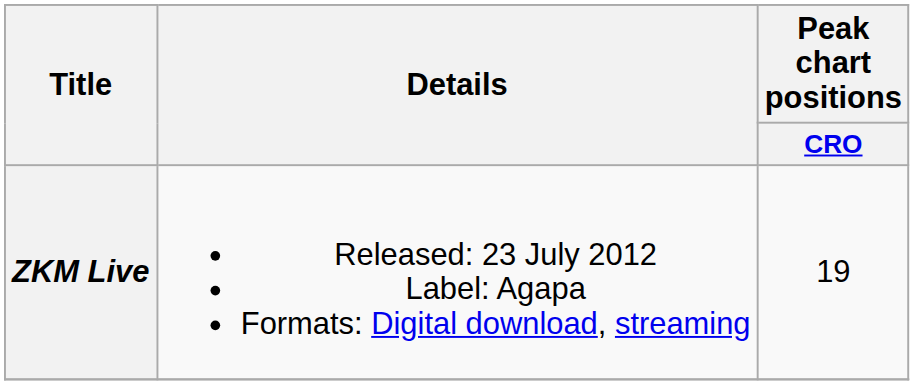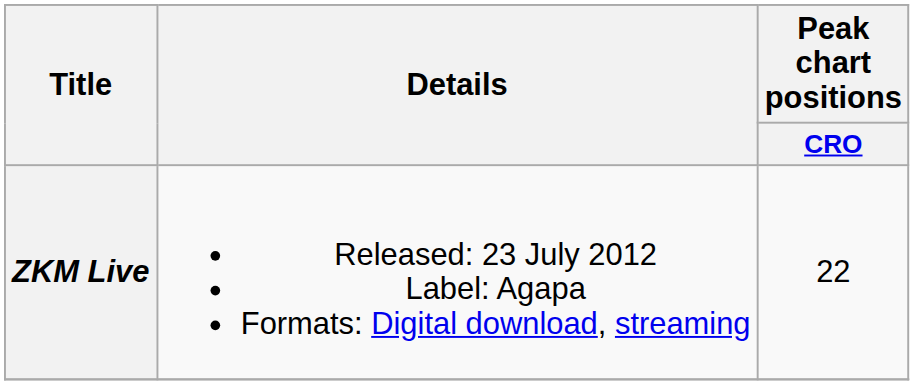(833, 271) 19 -> (833, 271) 22
